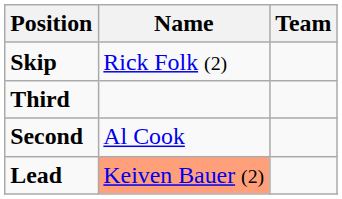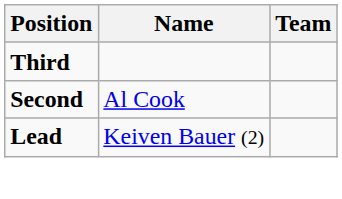- row: (33, 61)
(184, 174) lightsalmon background -> (184, 136) no background
